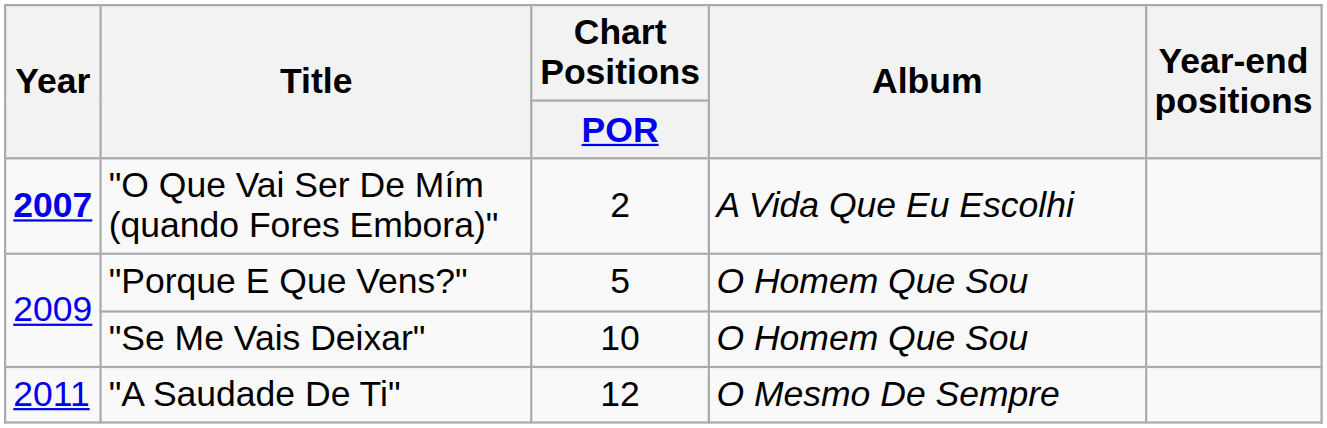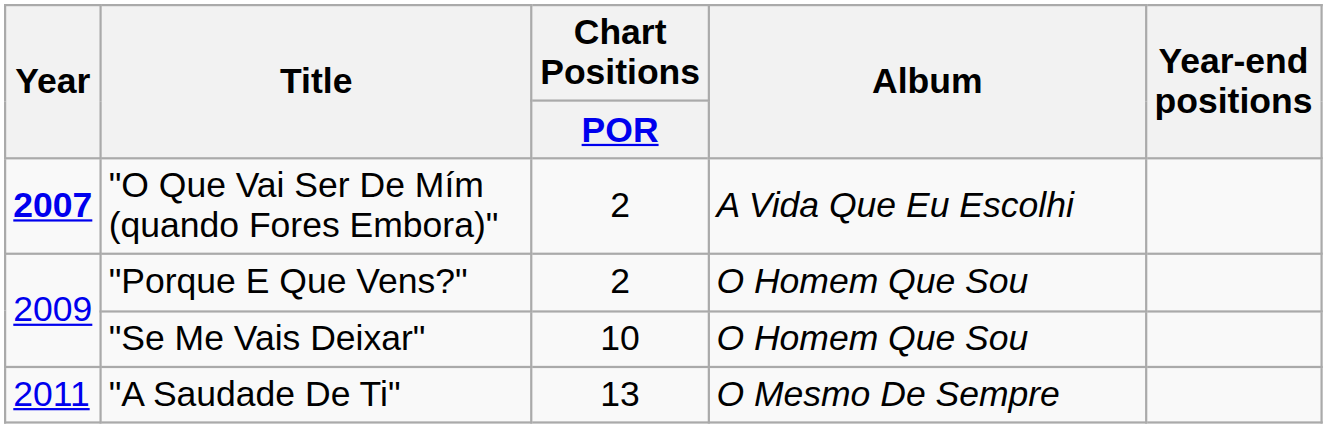(620, 281) 5 -> (620, 281) 2
(620, 394) 12 -> (620, 394) 13
